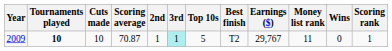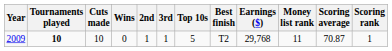columns swapped: (339, 18) <-> (130, 18)
(176, 39) paleturquoise background -> (166, 39) no background
(268, 39) 29,767 -> (258, 39) 29,768
